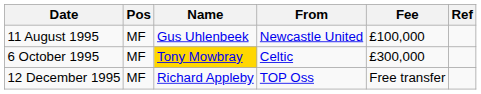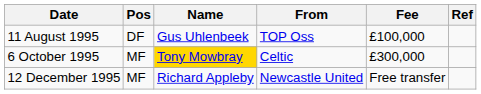(136, 36) MF -> (135, 36) DF
(312, 36) Newcastle United -> (287, 36) TOP Oss
(287, 78) TOP Oss -> (312, 78) Newcastle United
